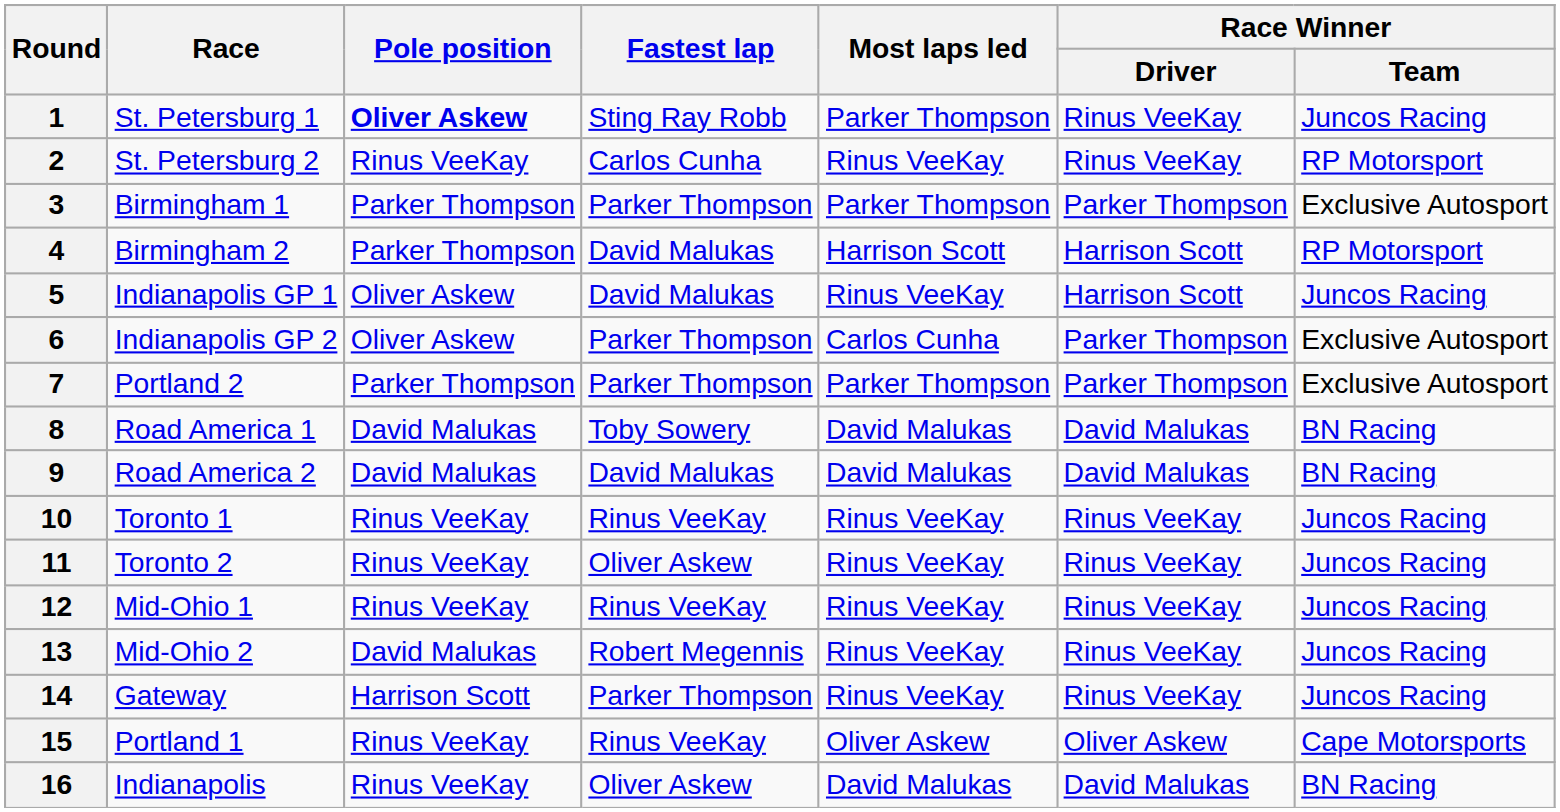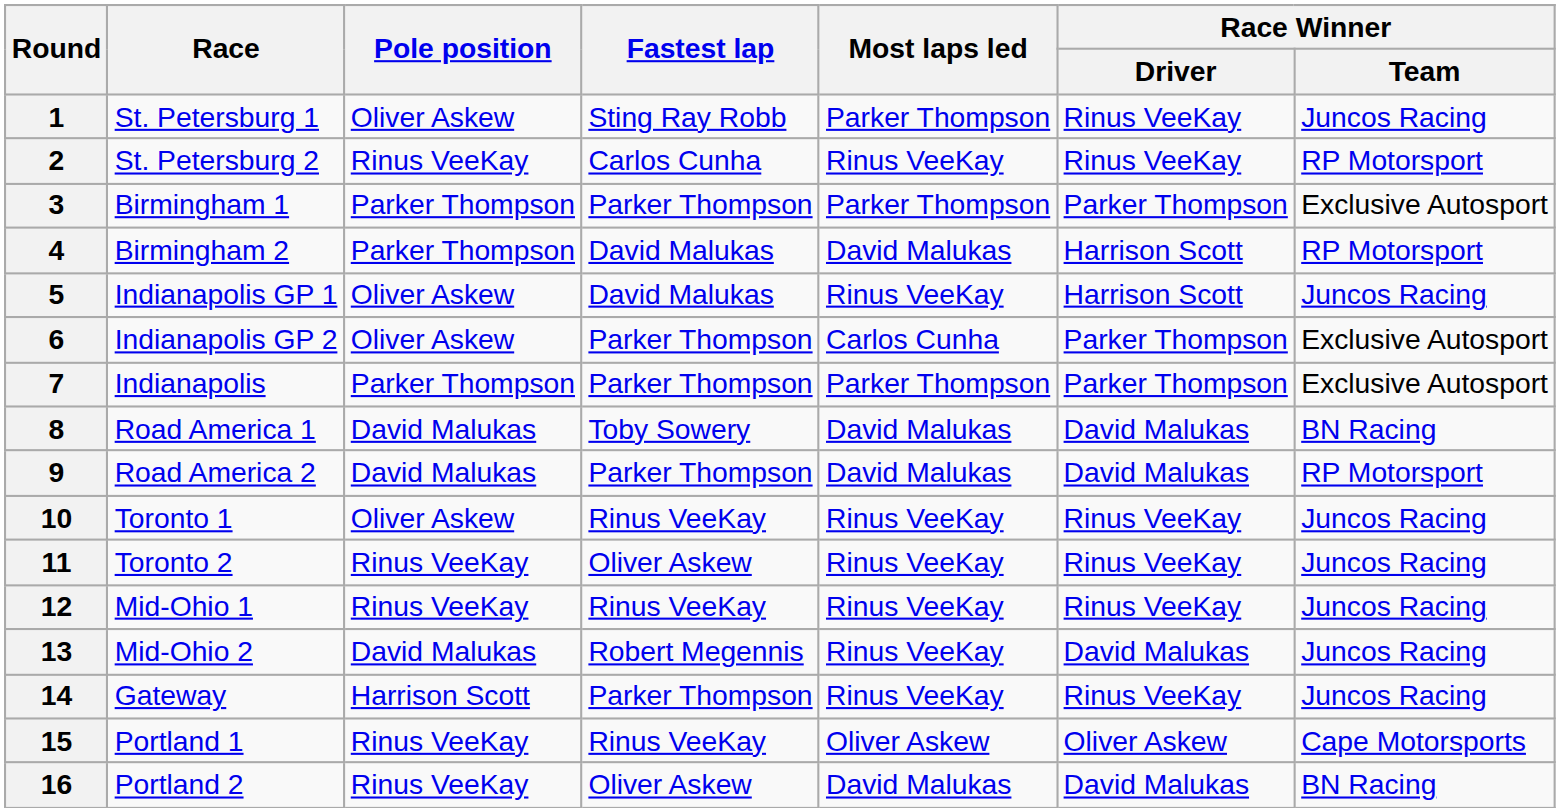(439, 116) bold -> (432, 116) normal
(916, 250) Harrison Scott -> (919, 250) David Malukas
(179, 384) Portland 2 -> (190, 384) Indianapolis
(681, 473) David Malukas -> (700, 473) Parker Thompson
(1369, 473) BN Racing -> (1392, 473) RP Motorsport
(440, 517) Rinus VeeKay -> (432, 517) Oliver Askew
(1152, 651) Rinus VeeKay -> (1156, 651) David Malukas
(190, 785) Indianapolis -> (179, 785) Portland 2
